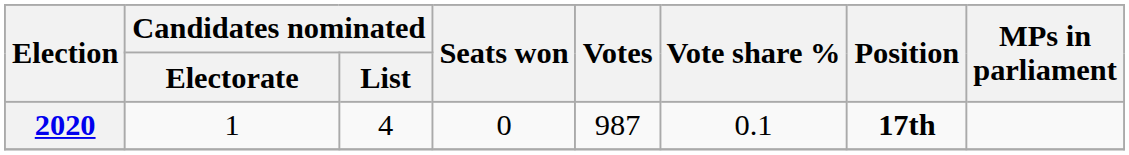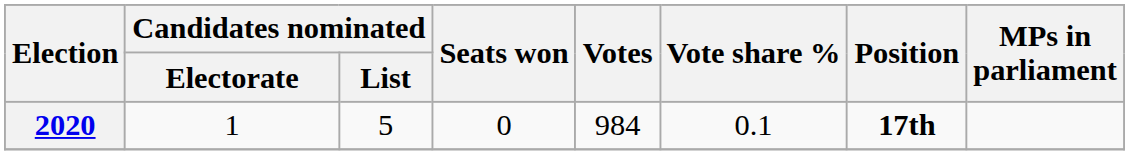(386, 125) 4 -> (386, 125) 5
(618, 125) 987 -> (618, 125) 984
